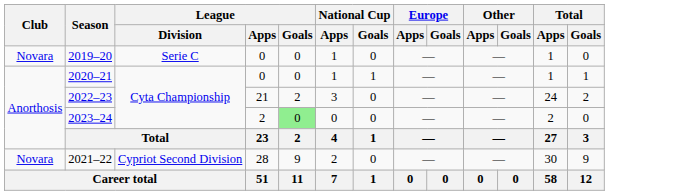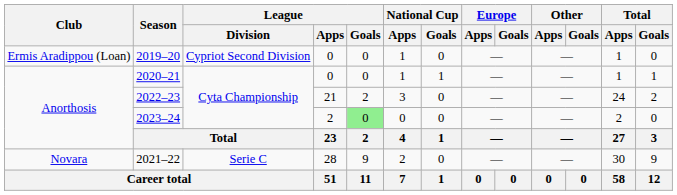(35, 55) Novara -> (69, 55) Ermis Aradippou (Loan)
(180, 55) Serie C -> (248, 55) Cypriot Second Division
(180, 158) Cypriot Second Division -> (248, 158) Serie C
